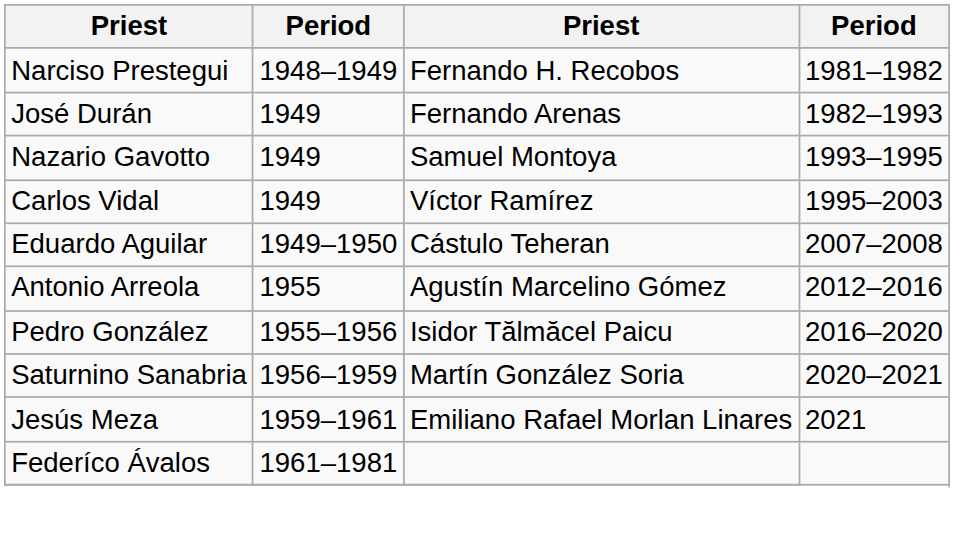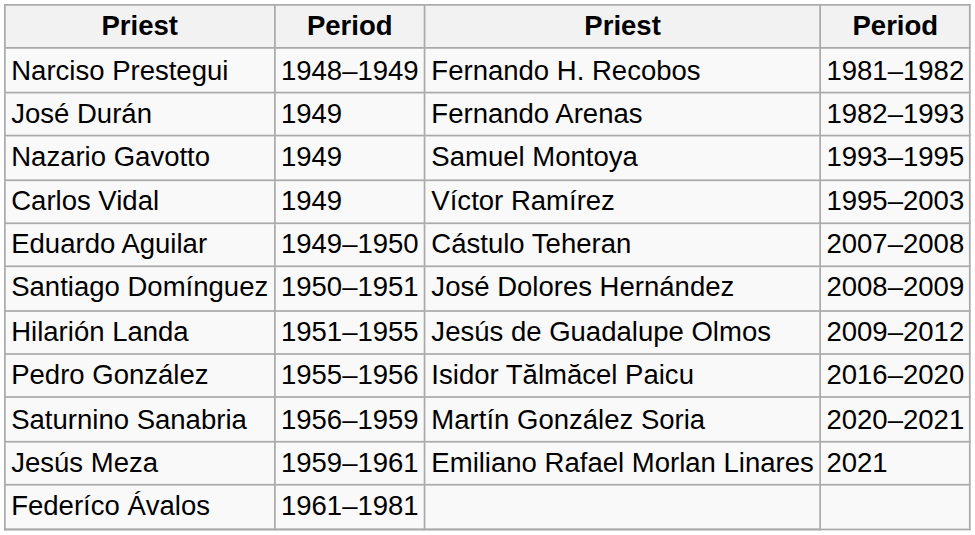+ row: (140, 288)
+ row: (100, 331)
- row: (105, 288)
